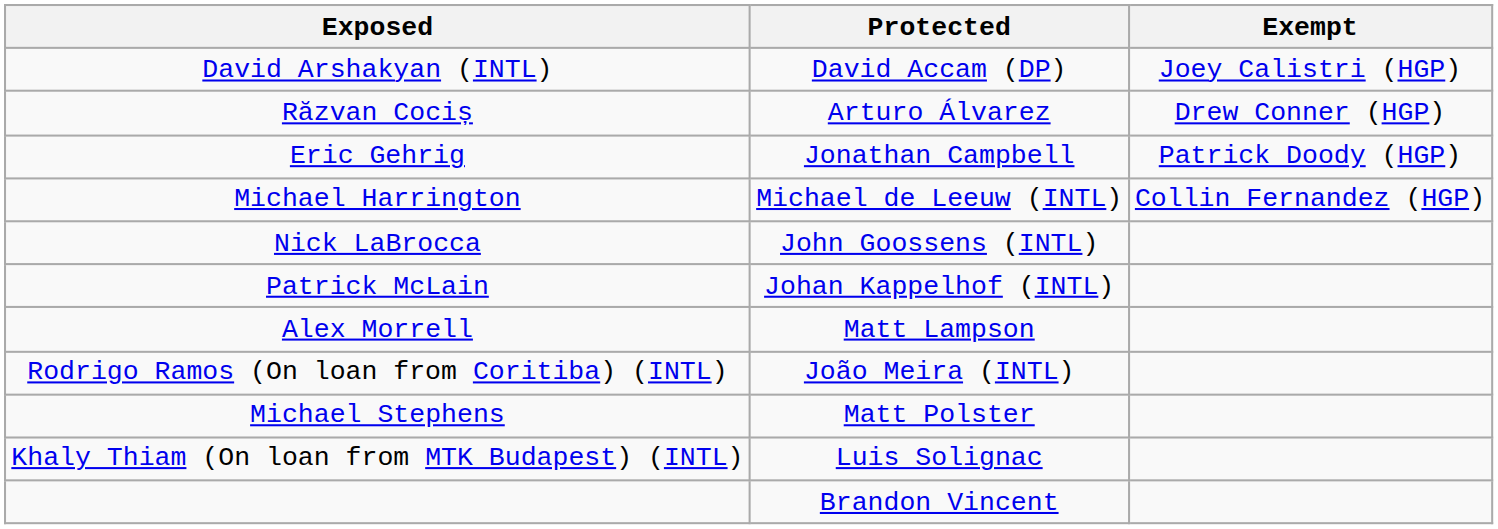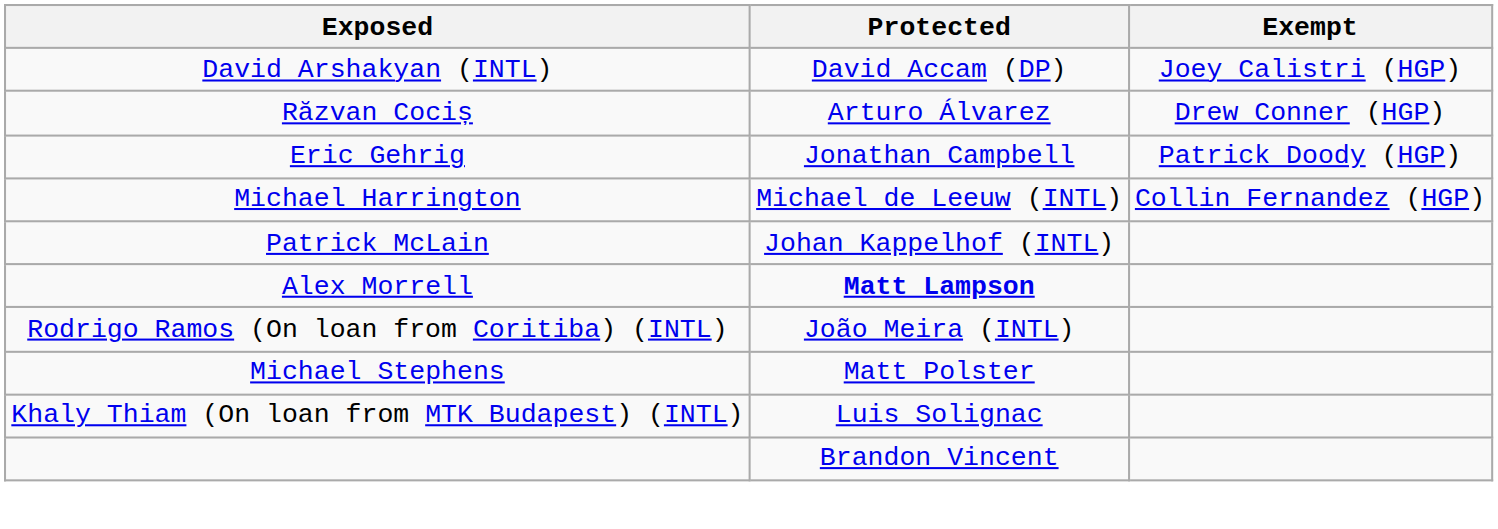- row: (377, 243)
(939, 329) normal -> (939, 286) bold
